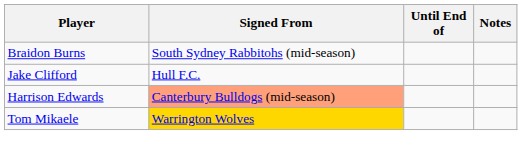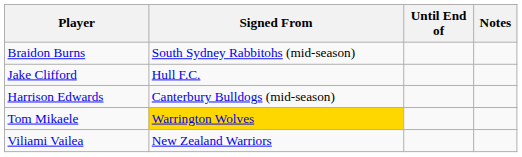(243, 97) lightsalmon background -> (243, 97) no background
+ row: (45, 140)
